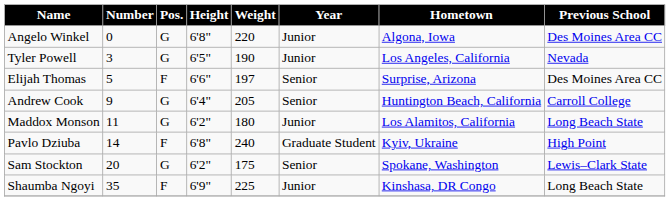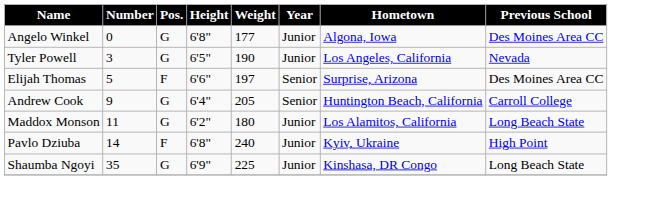(245, 36) 220 -> (245, 36) 177
(329, 143) Graduate Student -> (299, 143) Junior
- row: (45, 164)
(164, 185) F -> (165, 164) G
